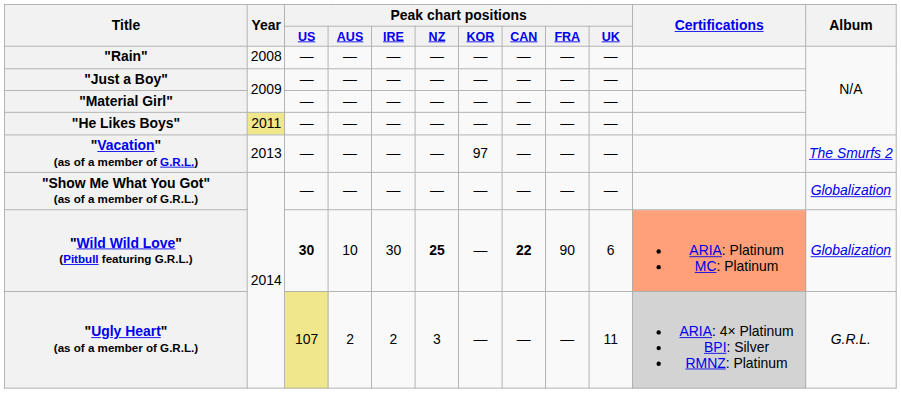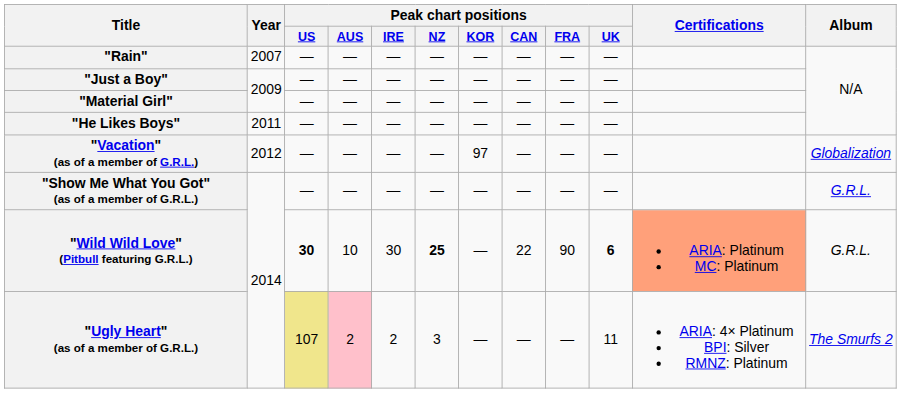(266, 57) 2008 -> (266, 57) 2007
(266, 123) khaki background -> (266, 123) no background
(266, 153) 2013 -> (266, 153) 2012
(851, 153) The Smurfs 2 -> (851, 153) Globalization
(851, 191) Globalization -> (851, 191) G.R.L.
(524, 250) bold -> (524, 250) normal
(611, 250) normal -> (611, 250) bold
(851, 250) Globalization -> (851, 250) G.R.L.
(350, 339) no background -> (350, 339) pink background
(719, 348) lightgrey background -> (719, 348) no background
(851, 339) G.R.L. -> (851, 339) The Smurfs 2
